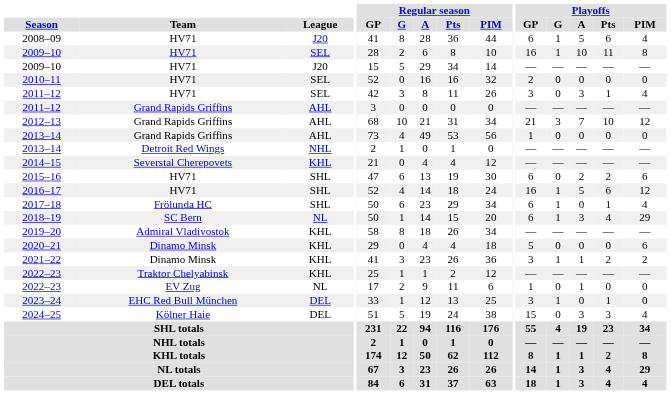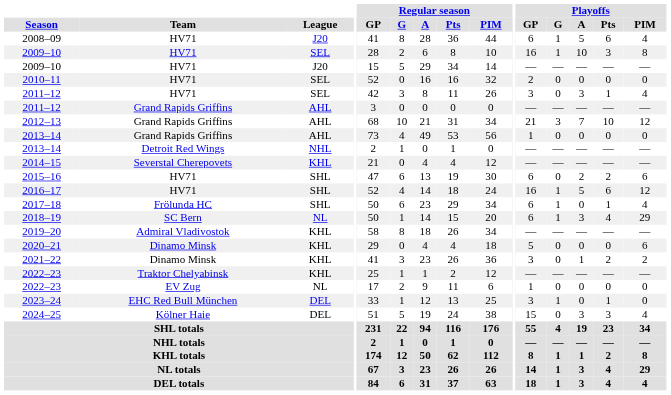(608, 52) 11 -> (608, 52) 3
(558, 259) 1 -> (558, 259) 0
(581, 287) 1 -> (581, 287) 0
